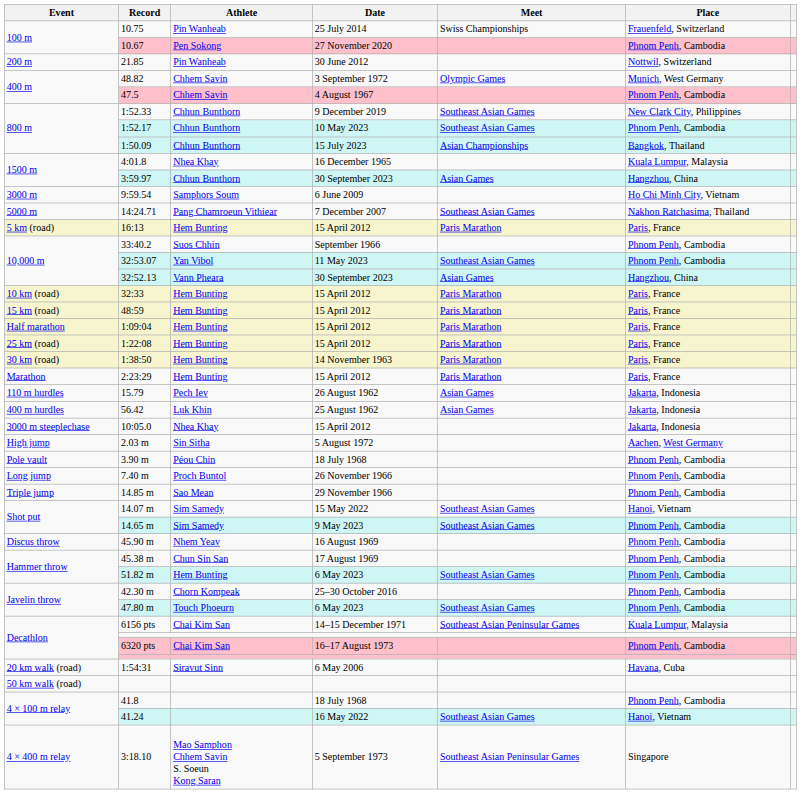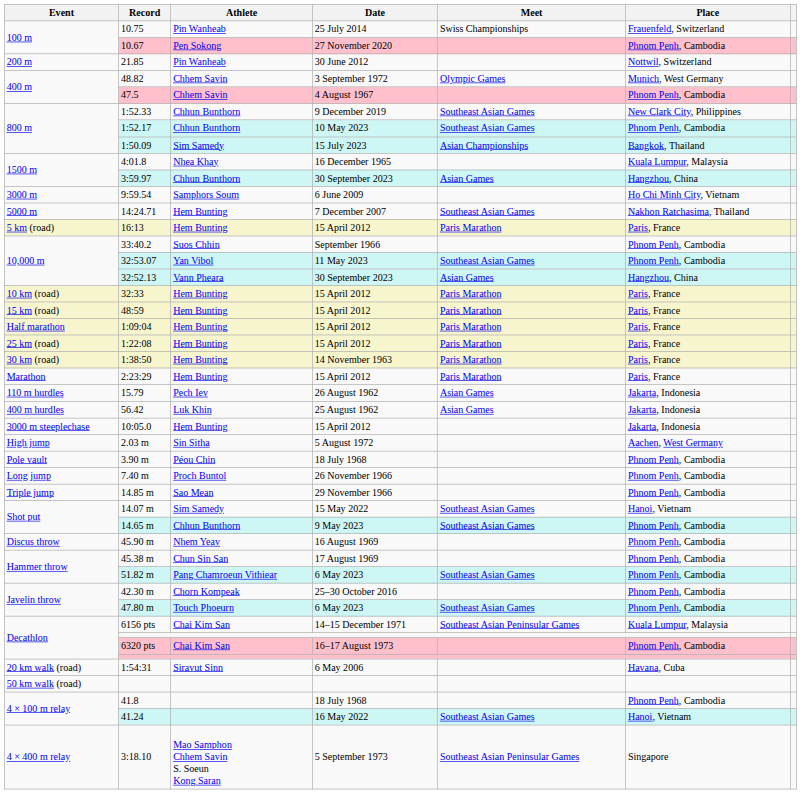(207, 145) Chhun Bunthorn -> (199, 145) Sim Samedy
(225, 211) Pang Chamroeun Vithiear -> (200, 211) Hem Bunting
(196, 426) Nhea Khay -> (200, 426) Hem Bunting
(199, 525) Sim Samedy -> (207, 525) Chhun Bunthorn
(200, 575) Hem Bunting -> (225, 575) Pang Chamroeun Vithiear
